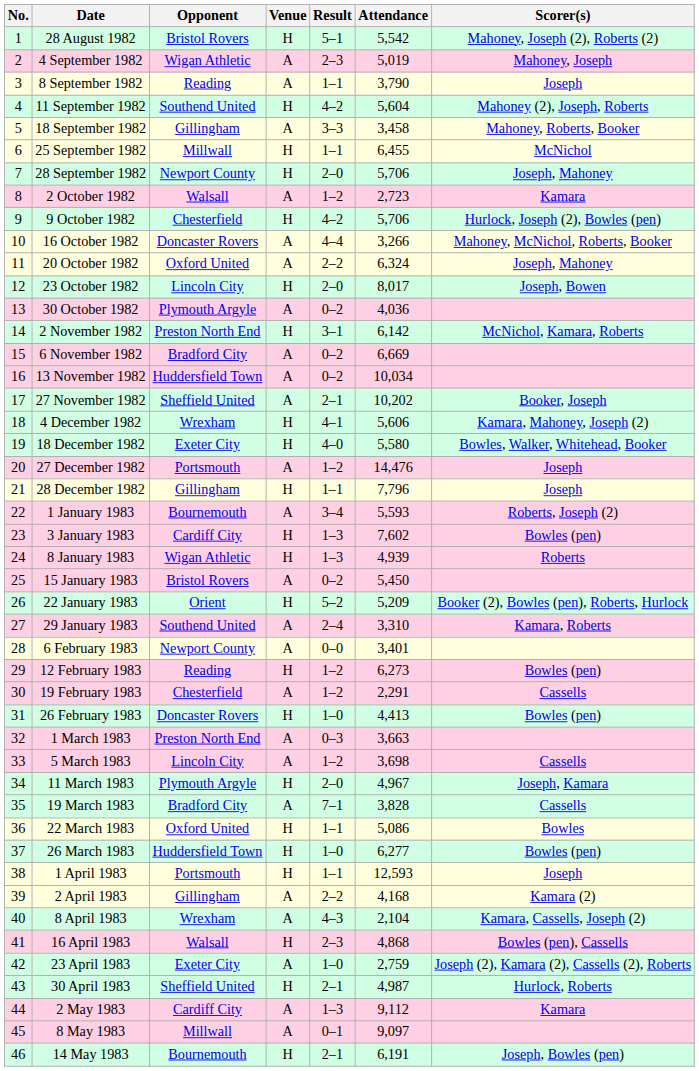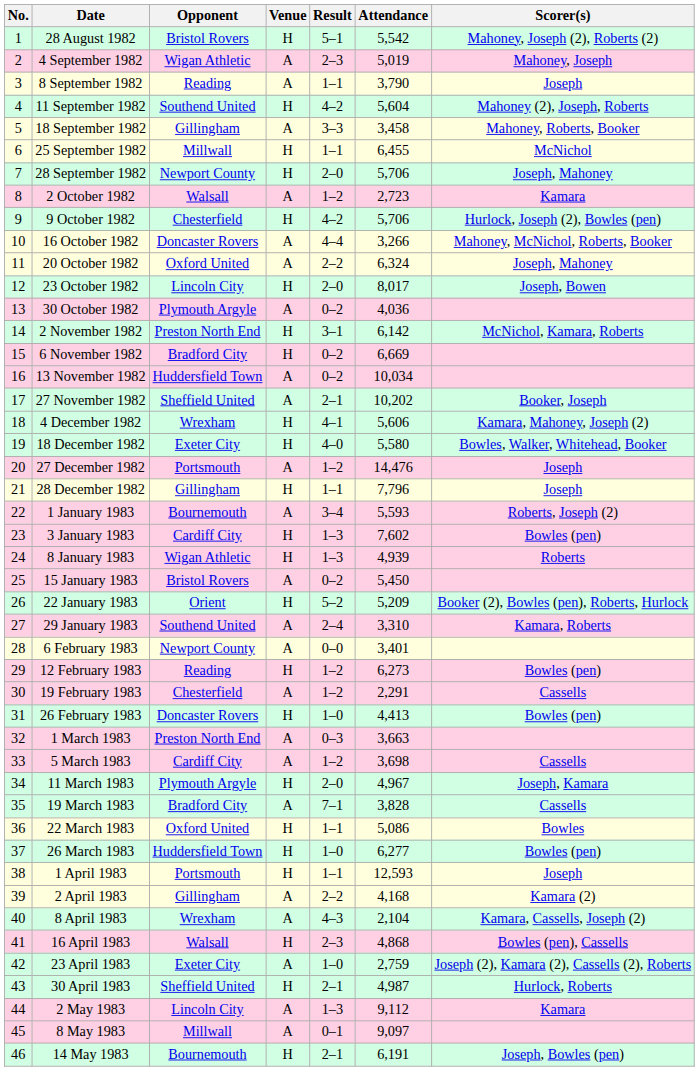(288, 354) A -> (288, 354) H
(207, 761) Lincoln City -> (207, 761) Cardiff City
(207, 1009) Cardiff City -> (207, 1009) Lincoln City
